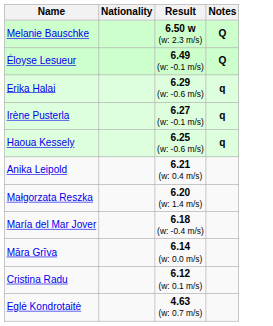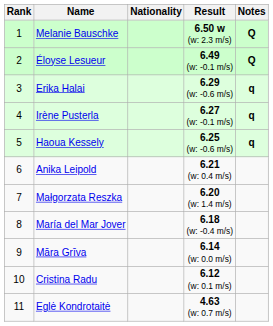+ column: (19, 12)
